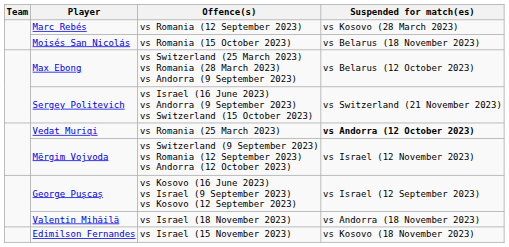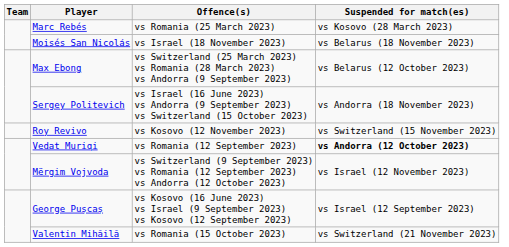(221, 27) vs Romania (12 September 2023) -> (205, 27) vs Romania (25 March 2023)
(216, 42) vs Romania (15 October 2023) -> (210, 42) vs Israel (18 November 2023)
(412, 105) vs Switzerland (21 November 2023) -> (396, 105) vs Andorra (18 November 2023)
+ row: (60, 130)
(210, 130) vs Romania (25 March 2023) -> (216, 146) vs Romania (12 September 2023)
(216, 219) vs Israel (18 November 2023) -> (210, 234) vs Romania (15 October 2023)
(402, 219) vs Andorra (18 November 2023) -> (407, 234) vs Switzerland (21 November 2023)
- row: (84, 234)
